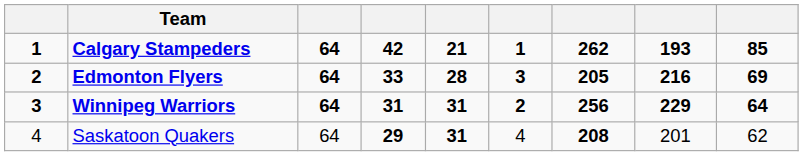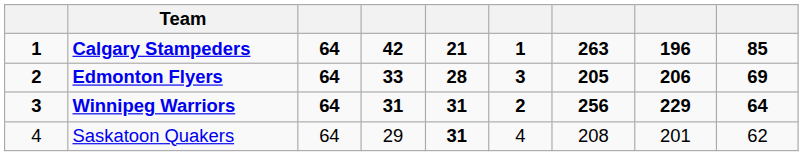(593, 48) 262 -> (593, 48) 263
(675, 48) 193 -> (675, 48) 196
(675, 77) 216 -> (675, 77) 206
(393, 135) bold -> (393, 135) normal
(593, 135) bold -> (593, 135) normal
